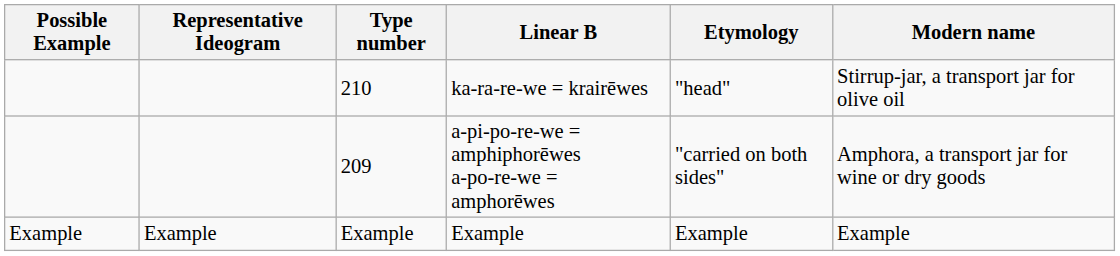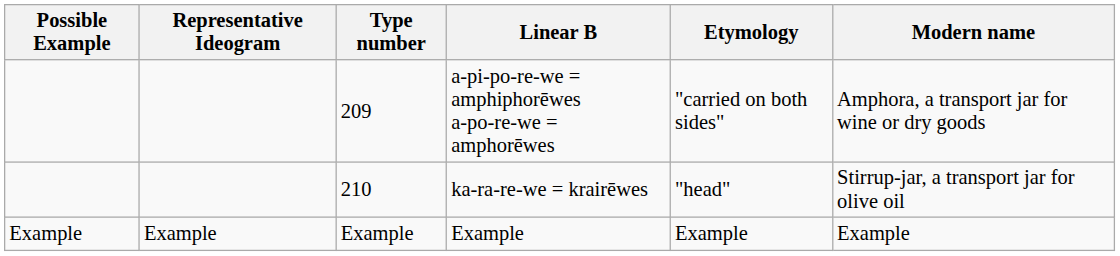rows swapped: (516, 166) <-> (550, 87)
